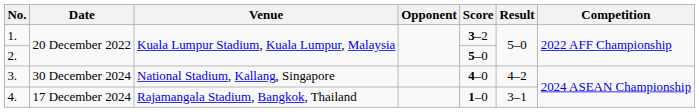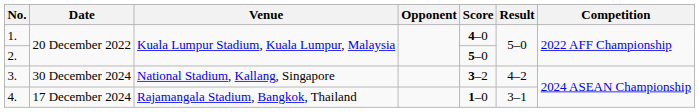(478, 35) 3–2 -> (478, 35) 4–0
(478, 76) 4–0 -> (478, 76) 3–2
